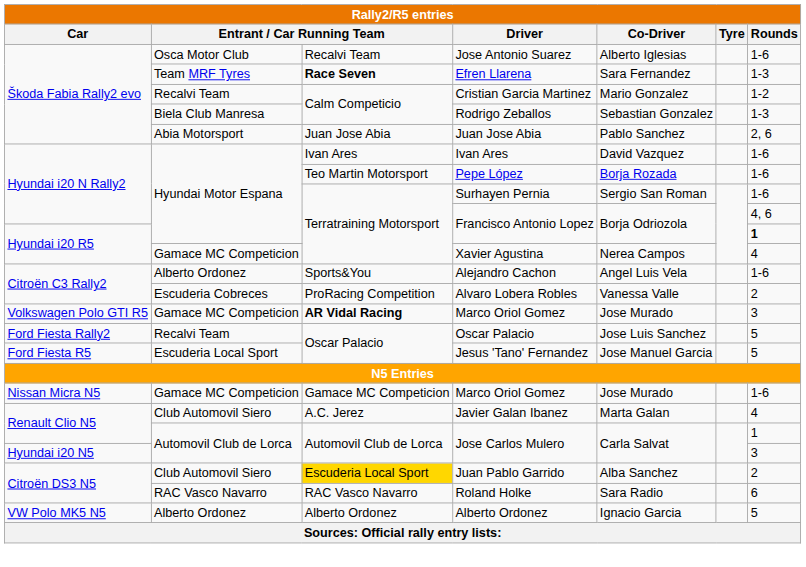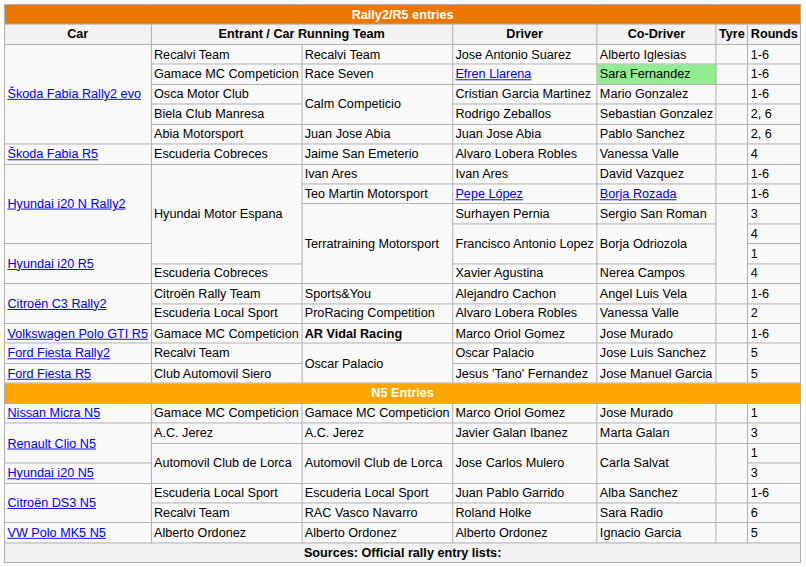(201, 54) Osca Motor Club -> (192, 54) Recalvi Team
(202, 74) Team MRF Tyres -> (226, 74) Gamace MC Competicion
(340, 74) bold -> (339, 74) normal
(645, 74) no background -> (645, 74) lightgreen background
(760, 74) 1-3 -> (760, 74) 1-6
(192, 94) Recalvi Team -> (201, 94) Osca Motor Club
(760, 94) 1-2 -> (760, 94) 1-6
(760, 114) 1-3 -> (761, 114) 2, 6
+ row: (53, 154)
(760, 193) 1-6 -> (754, 213) 3
(761, 213) 4, 6 -> (754, 233) 4
(754, 233) bold -> (754, 253) normal
(226, 253) Gamace MC Competicion -> (211, 273) Escuderia Cobreces
(200, 273) Alberto Ordonez -> (207, 293) Citroën Rally Team
(211, 293) Escuderia Cobreces -> (216, 313) Escuderia Local Sport
(754, 313) 3 -> (760, 333) 1-6
(216, 353) Escuderia Local Sport -> (213, 373) Club Automovil Siero
(760, 393) 1-6 -> (754, 413) 1
(213, 413) Club Automovil Siero -> (184, 433) A.C. Jerez
(754, 413) 4 -> (754, 433) 3
(213, 473) Club Automovil Siero -> (216, 493) Escuderia Local Sport
(367, 473) gold background -> (367, 493) no background
(754, 473) 2 -> (760, 493) 1-6
(210, 493) RAC Vasco Navarro -> (192, 512) Recalvi Team
